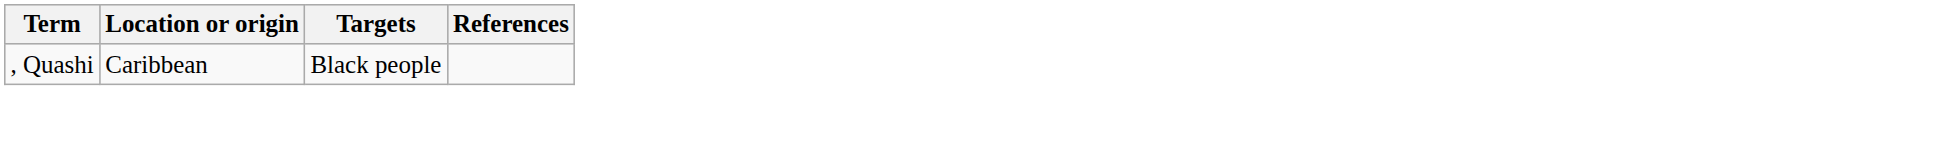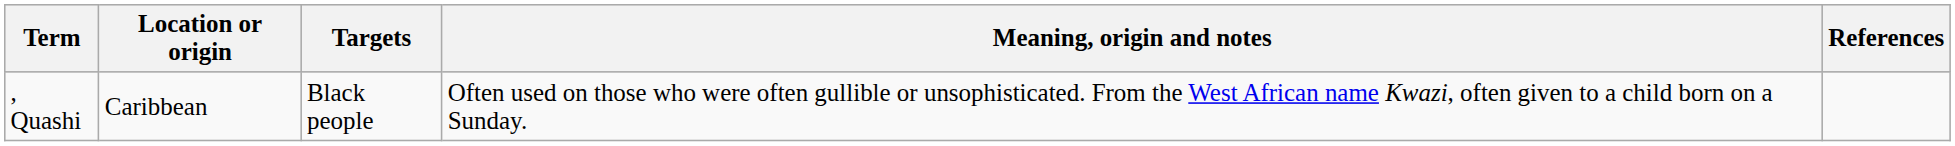+ column: (1132, 38)
